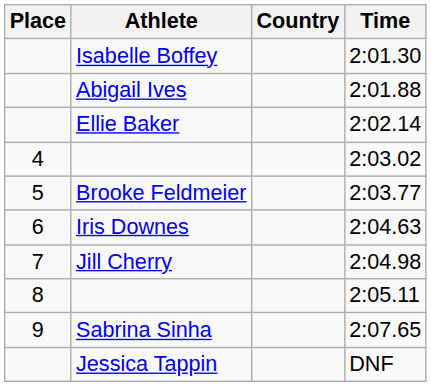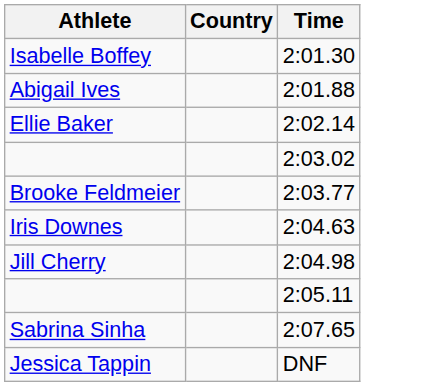- column: (38, 21)
